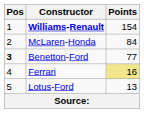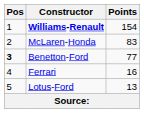(132, 42) 84 -> (132, 42) 83
(132, 72) khaki background -> (132, 72) no background
